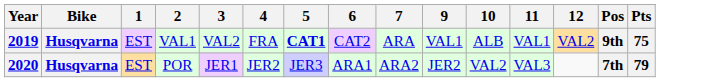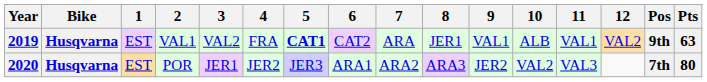+ column: (446, 16)
(641, 40) 75 -> (688, 40) 63
(641, 64) 79 -> (688, 64) 80
